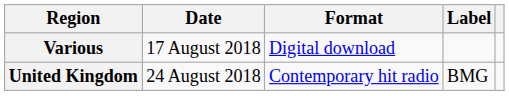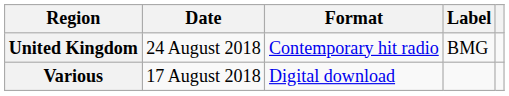rows swapped: (73, 47) <-> (73, 76)
